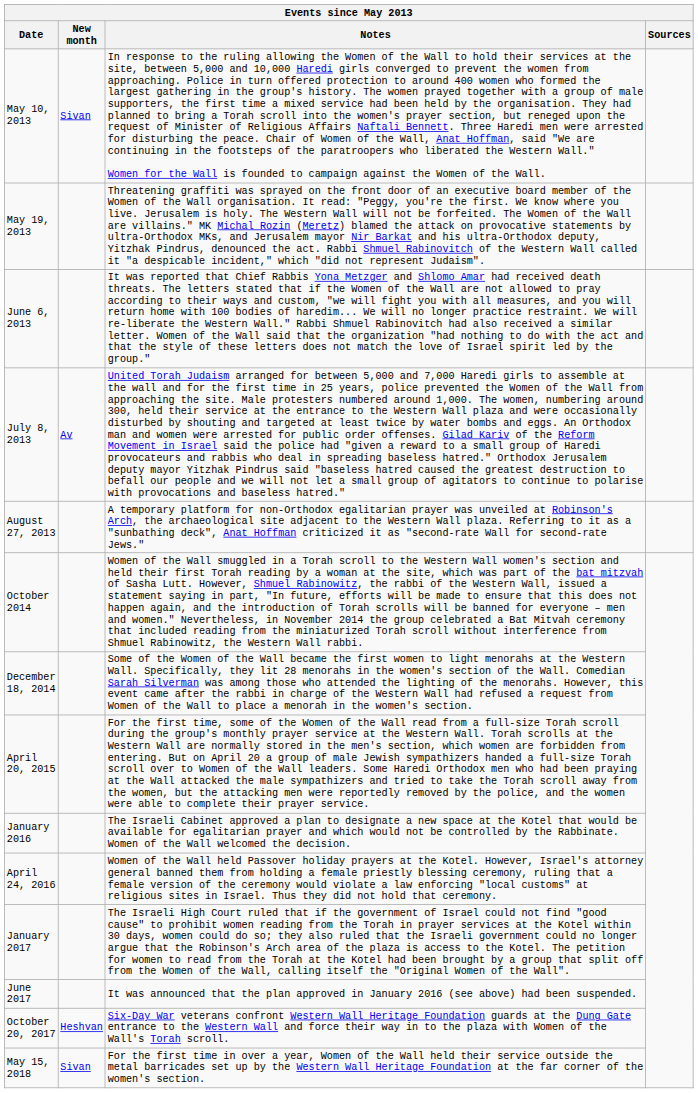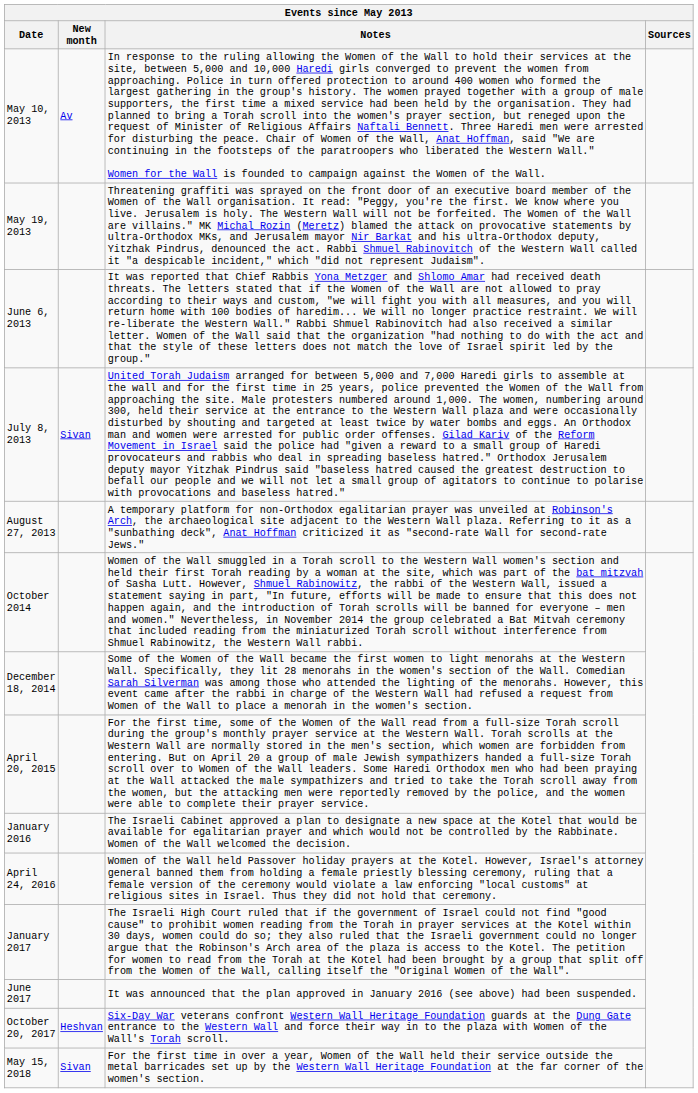(76, 116) Sivan -> (66, 116) Av
(66, 435) Av -> (76, 435) Sivan
